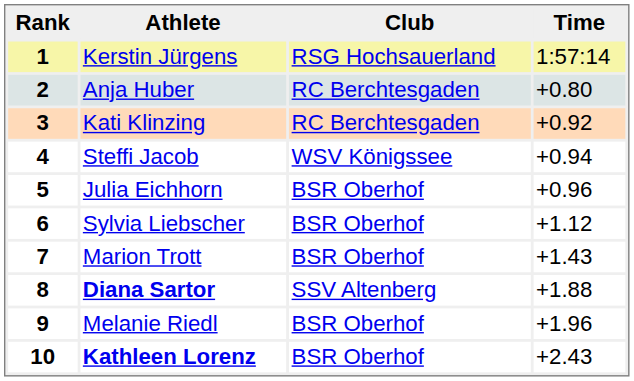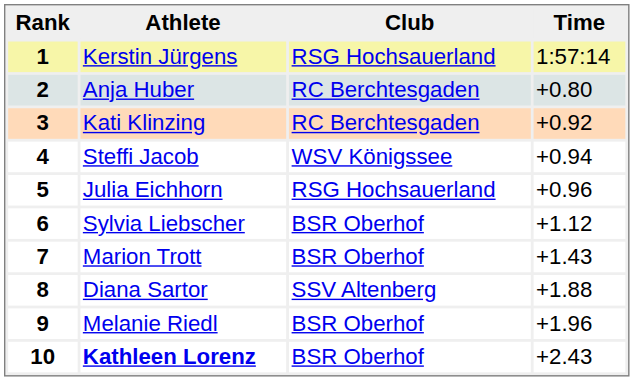(358, 190) BSR Oberhof -> (394, 190) RSG Hochsauerland
(149, 290) bold -> (145, 290) normal
